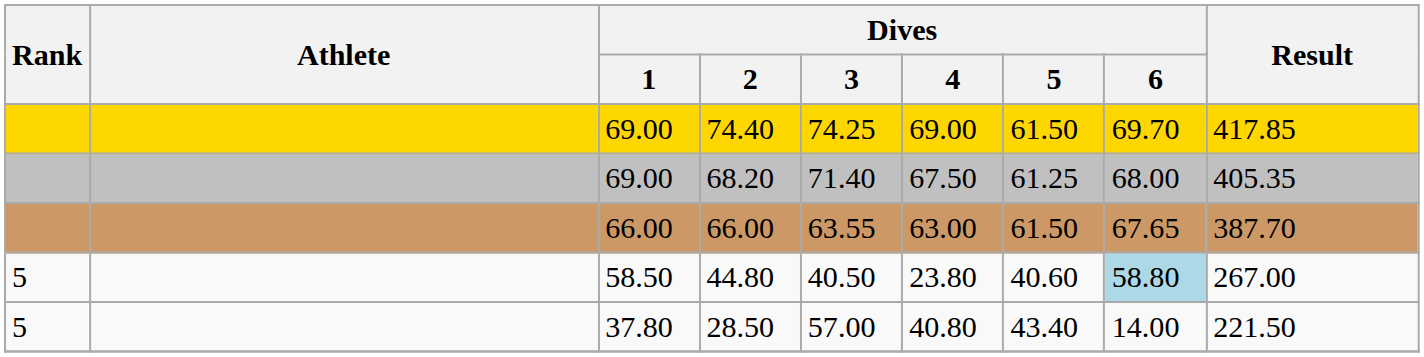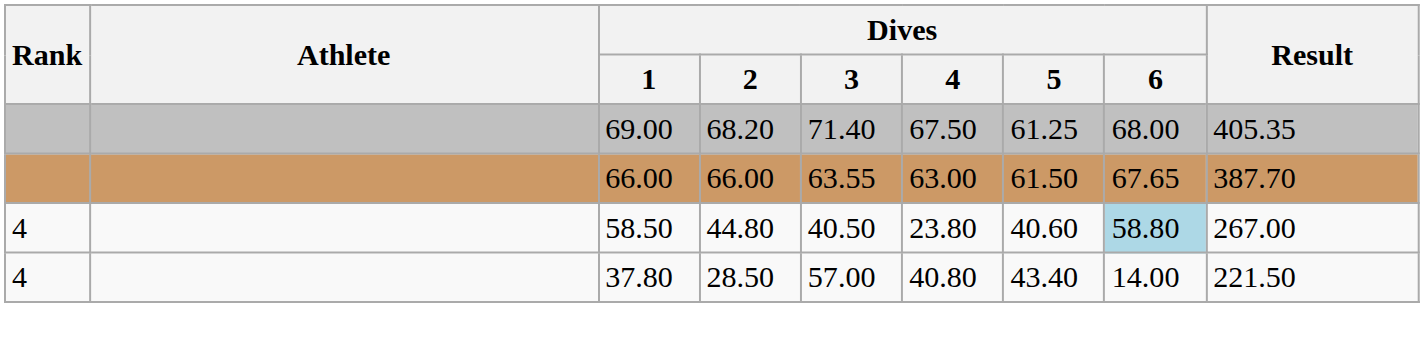- row: (740, 128)
(19, 277) 5 -> (19, 227) 4
(19, 327) 5 -> (19, 277) 4
